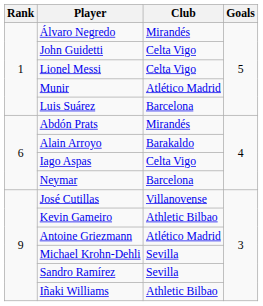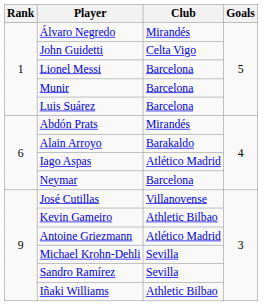(171, 69) Celta Vigo -> (170, 69) Barcelona
(183, 87) Atlético Madrid -> (170, 87) Barcelona
(171, 161) Celta Vigo -> (183, 161) Atlético Madrid
